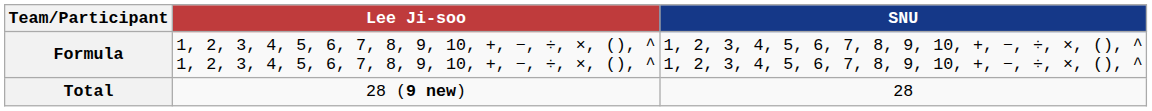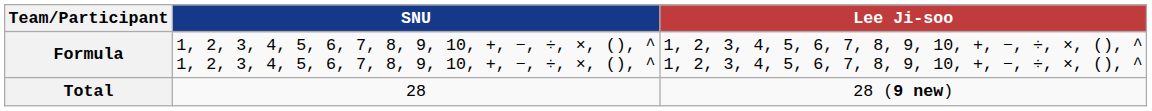columns swapped: (416, 18) <-> (903, 18)
